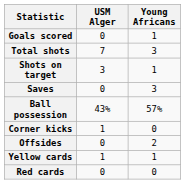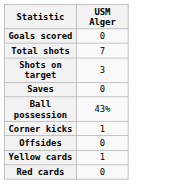- column: (154, 17)
